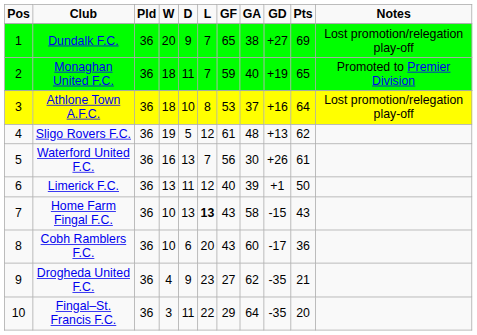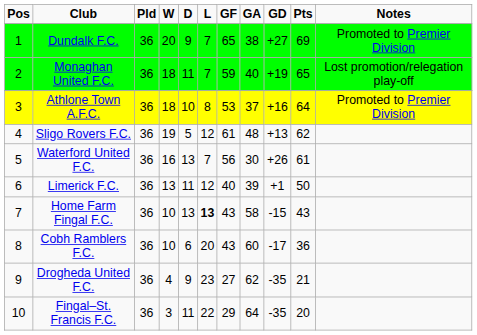(394, 40) Lost promotion/relegation play-off -> (394, 40) Promoted to Premier Division
(394, 74) Promoted to Premier Division -> (394, 74) Lost promotion/relegation play-off
(394, 107) Lost promotion/relegation play-off -> (394, 107) Promoted to Premier Division
